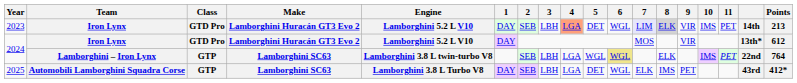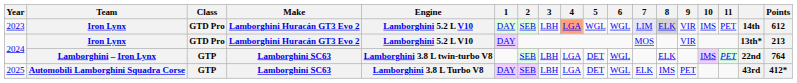(595, 26) DET -> (595, 26) WGL
(778, 26) 213 -> (778, 26) 612
(778, 41) 612 -> (778, 41) 213
(595, 55) WGL -> (595, 55) DET
(620, 55) khaki background -> (620, 55) no background
